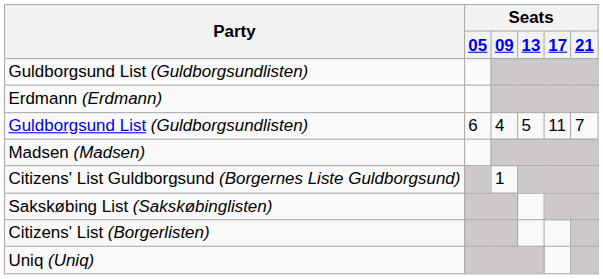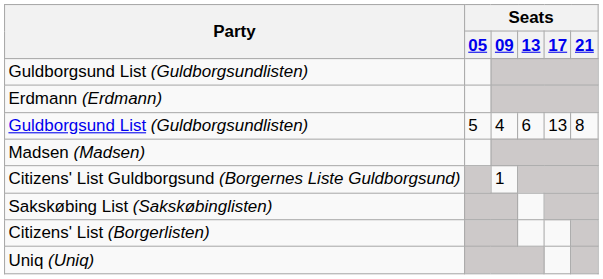(473, 125) 6 -> (473, 125) 5
(526, 125) 5 -> (526, 125) 6
(557, 125) 11 -> (558, 125) 13
(580, 125) 7 -> (580, 125) 8
